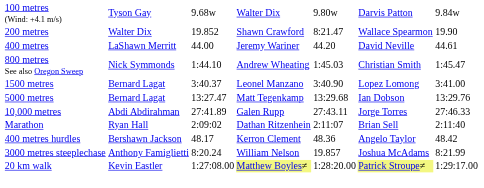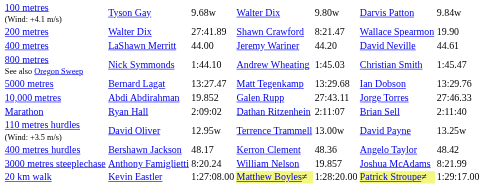(205, 32) 19.852 -> (209, 32) 27:41.89
- row: (29, 84)
(209, 111) 27:41.89 -> (205, 98) 19.852
+ row: (42, 131)
